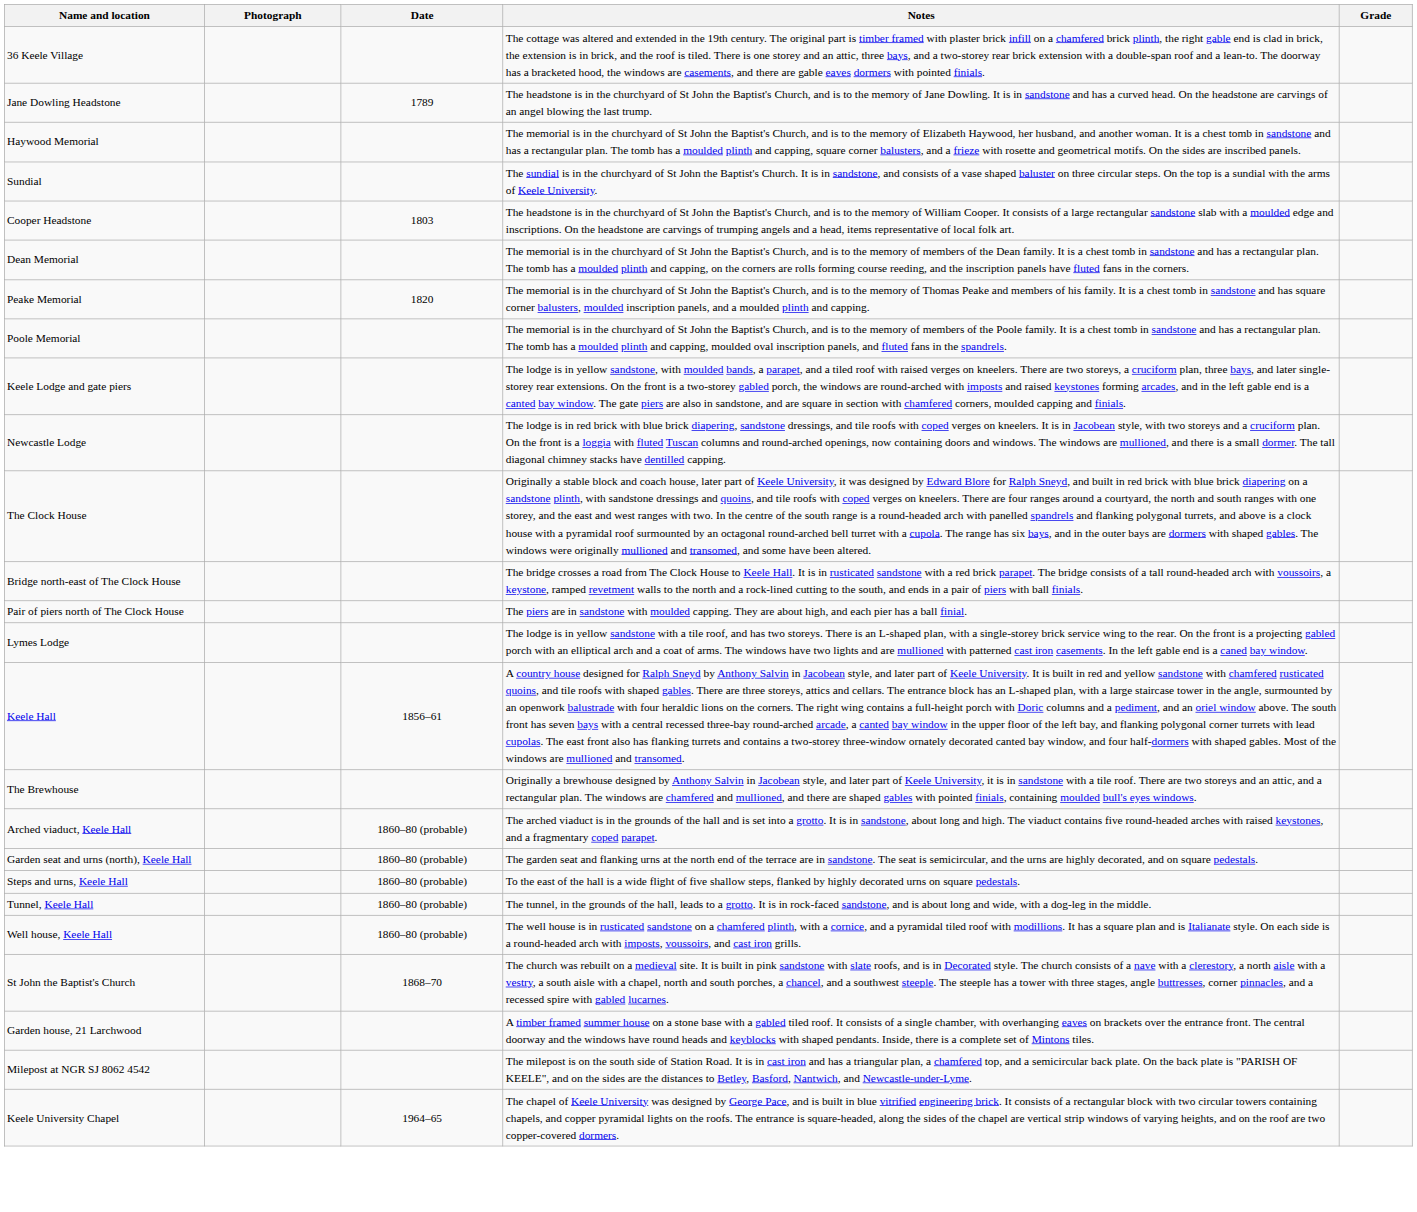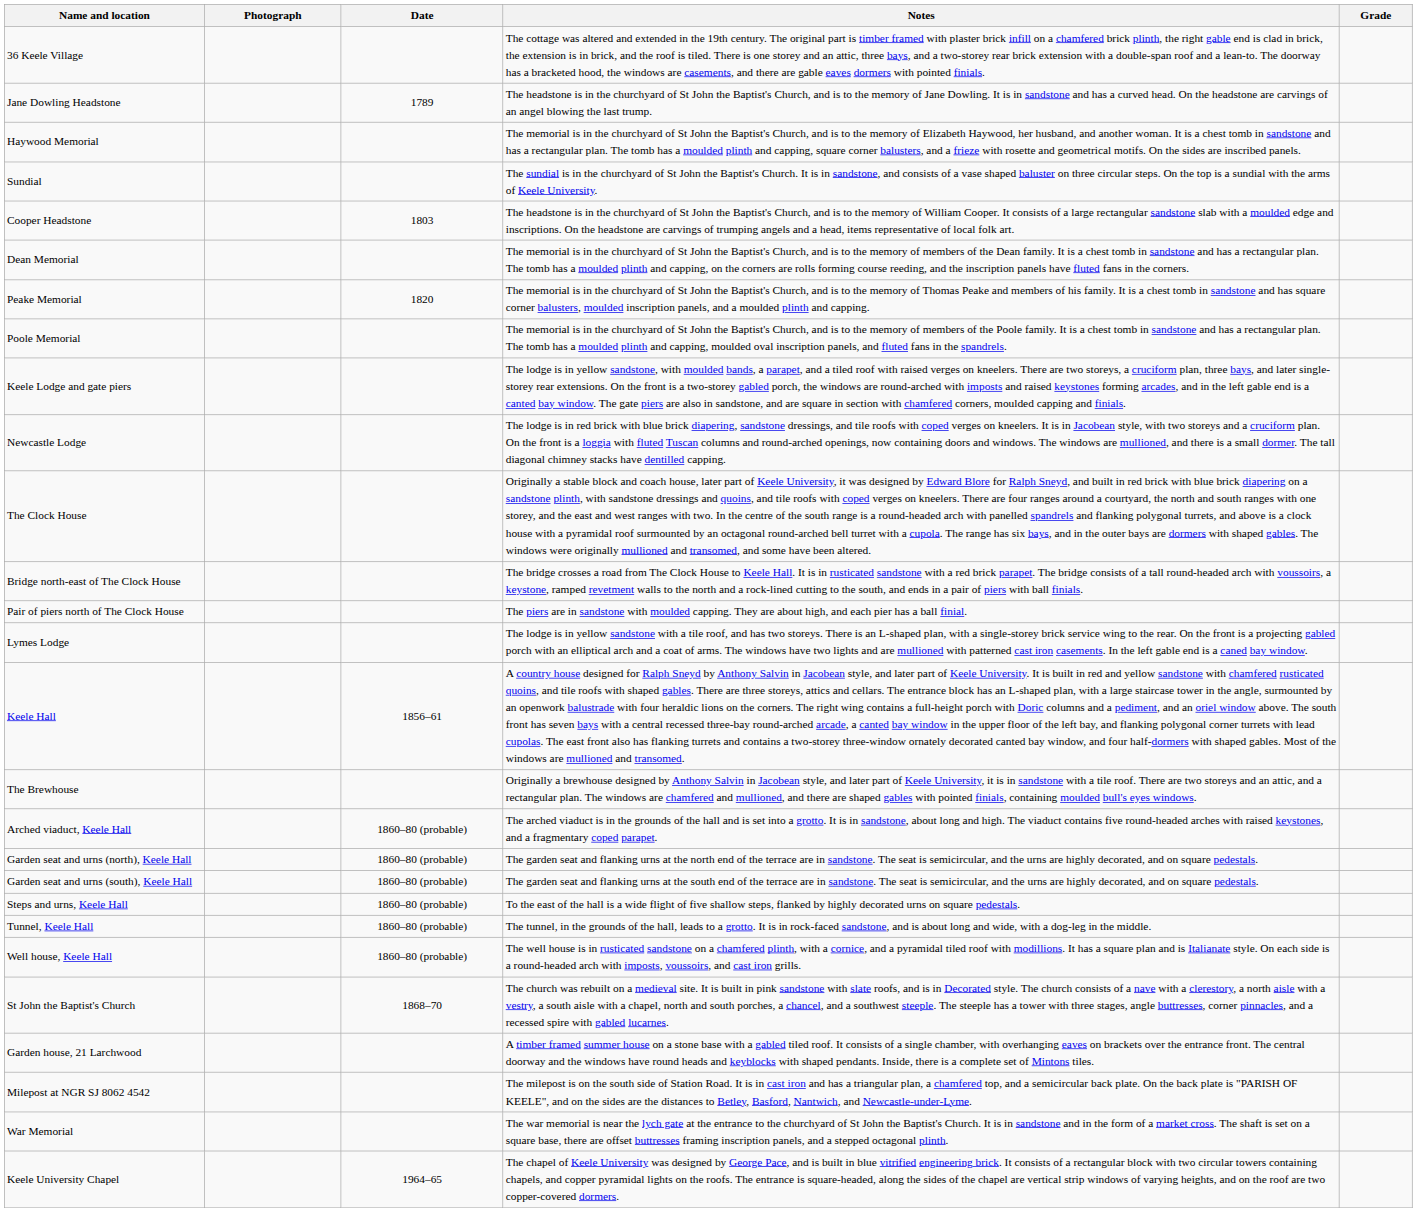+ row: (100, 881)
+ row: (40, 1131)
